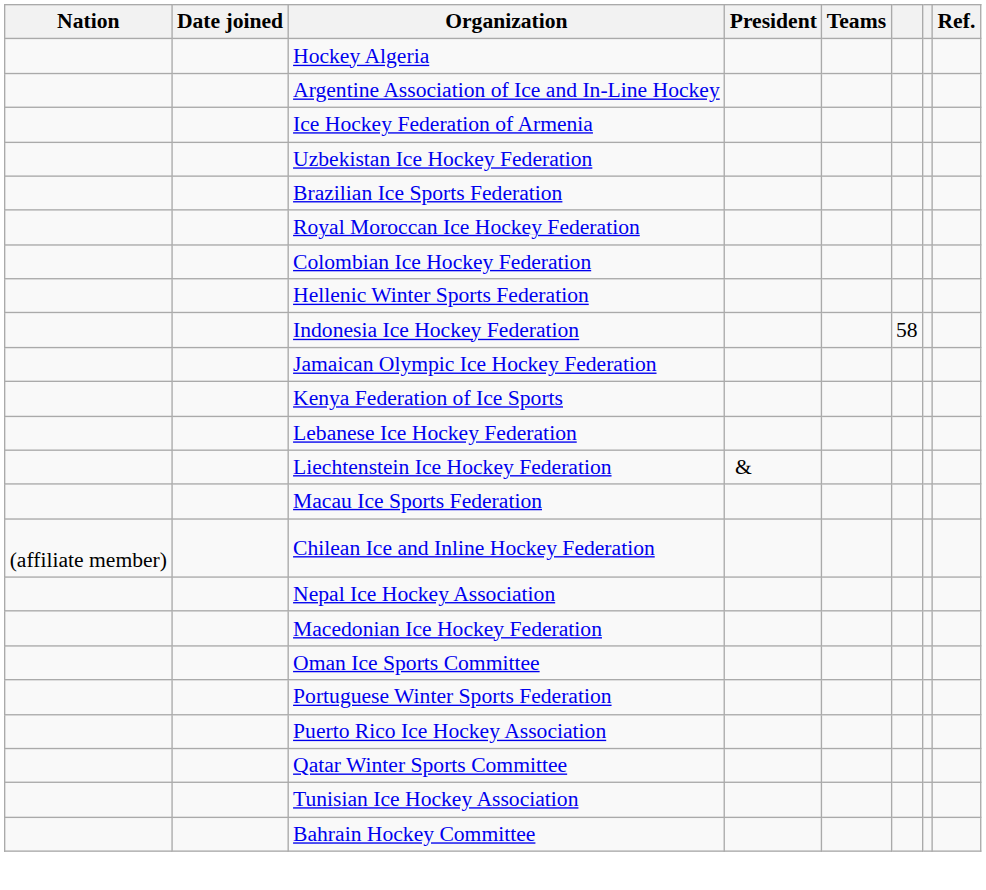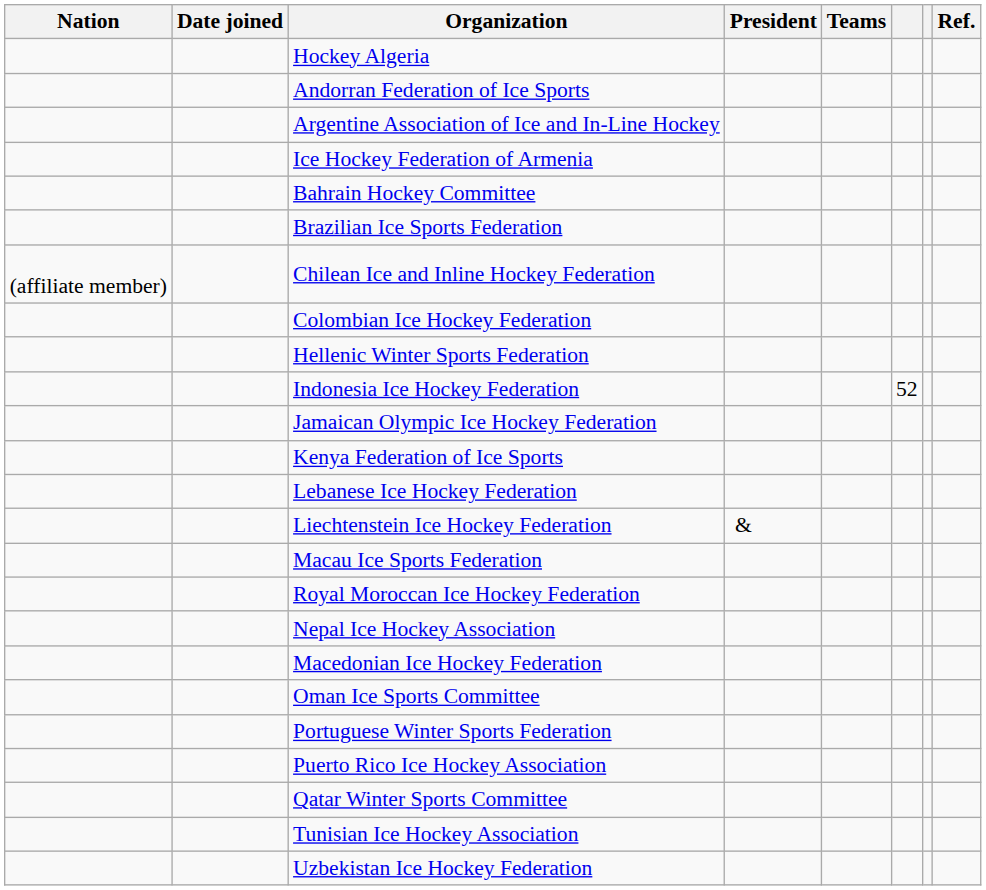+ row: (441, 90)
rows swapped: (414, 833) <-> (443, 158)
rows swapped: (474, 547) <-> (466, 227)
(907, 329) 58 -> (907, 388) 52
